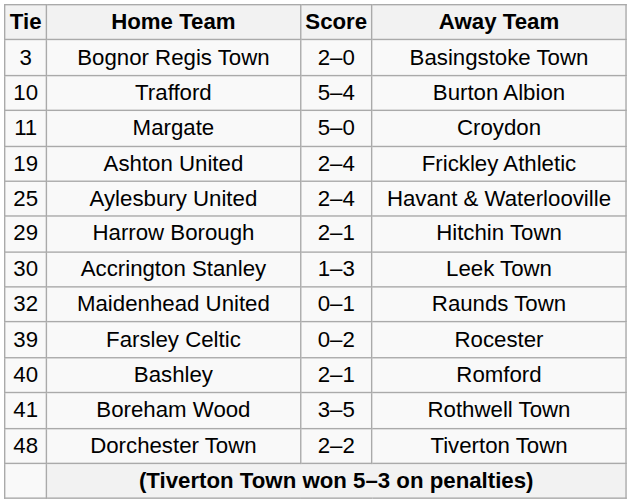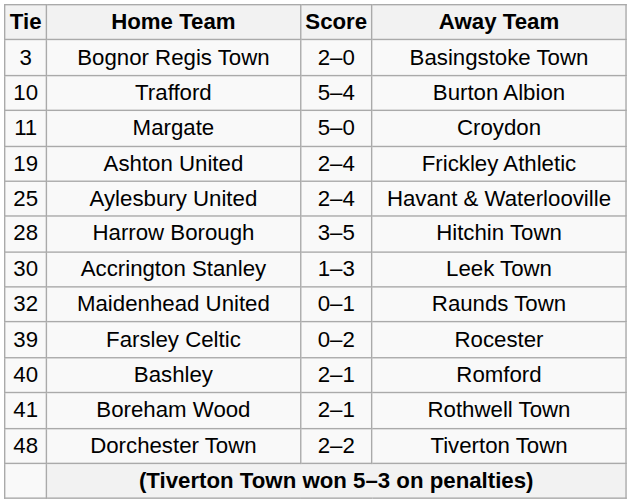(26, 233) 29 -> (26, 233) 28
(336, 233) 2–1 -> (336, 233) 3–5
(336, 410) 3–5 -> (336, 410) 2–1
